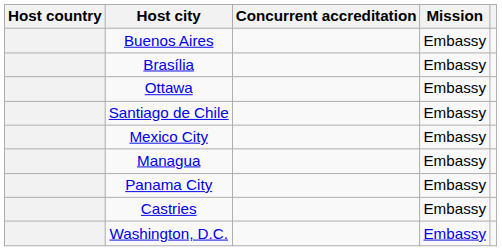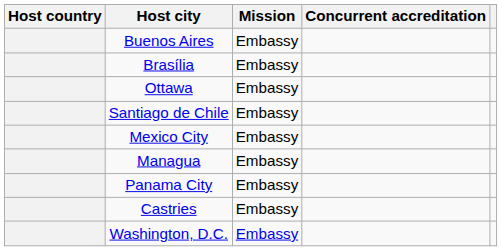columns swapped: (455, 16) <-> (326, 16)
